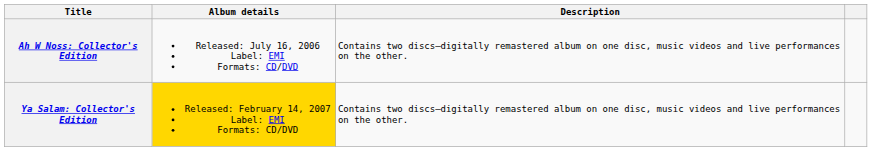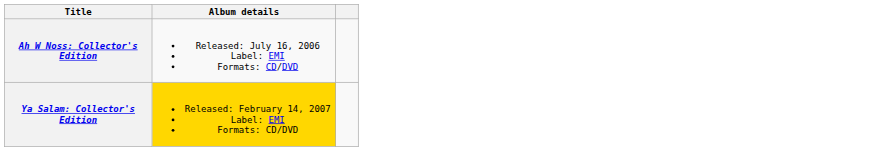- column: (590, 12)
